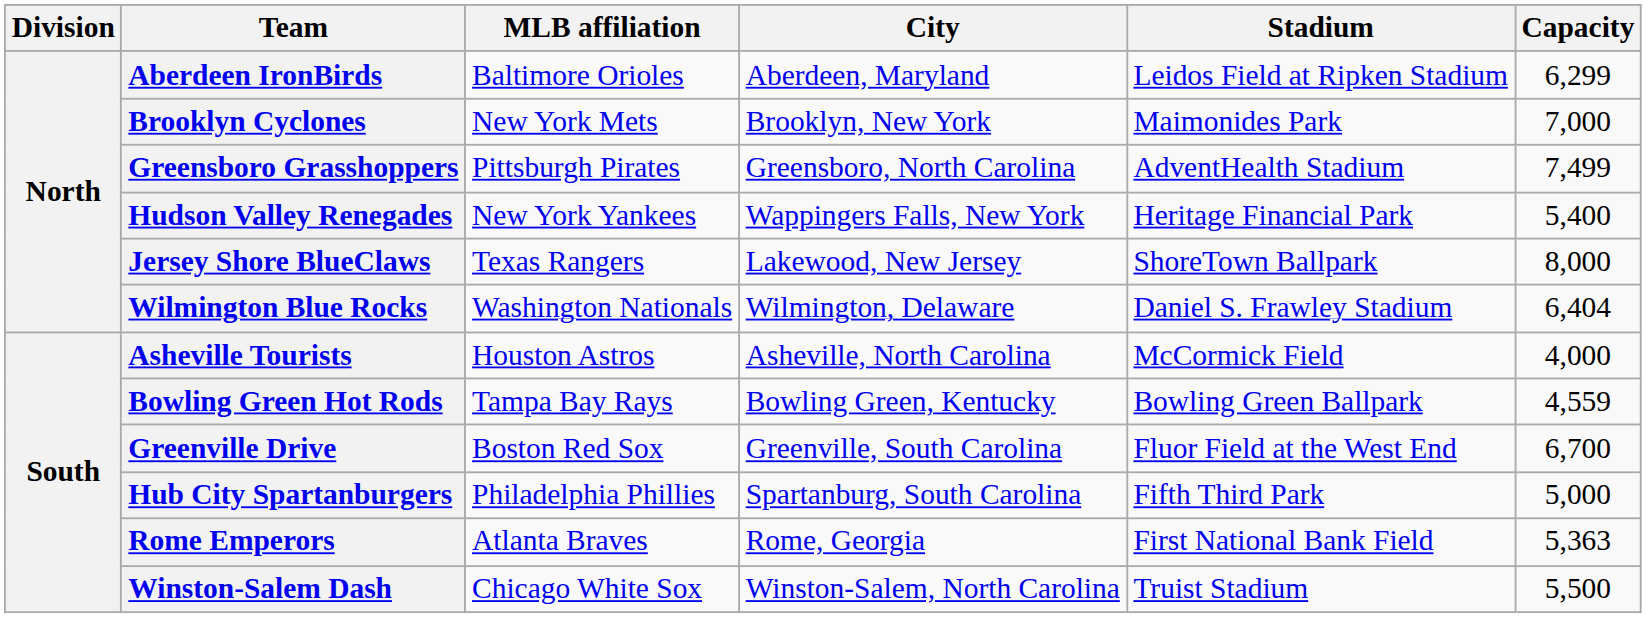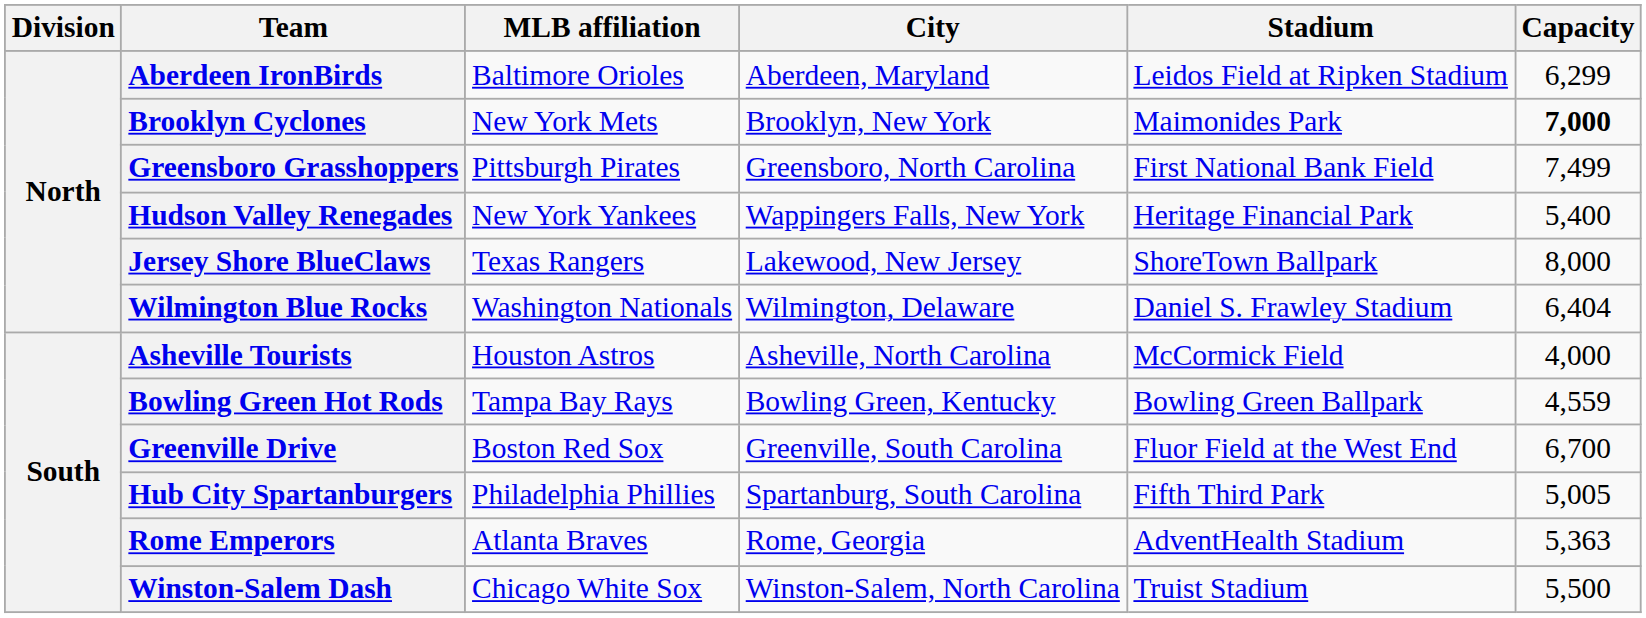(1578, 121) normal -> (1578, 121) bold
(1269, 167) AdventHealth Stadium -> (1283, 167) First National Bank Field
(1578, 494) 5,000 -> (1578, 494) 5,005
(1283, 541) First National Bank Field -> (1269, 541) AdventHealth Stadium
